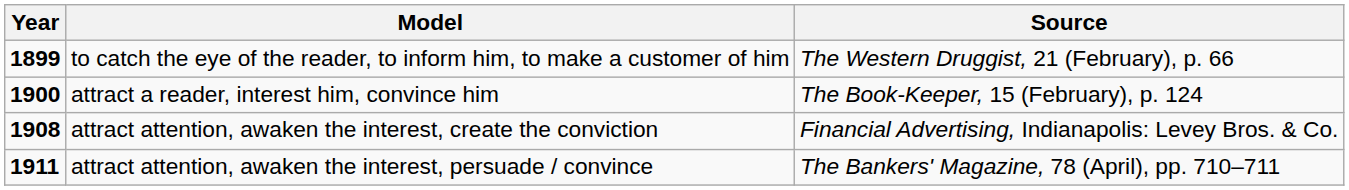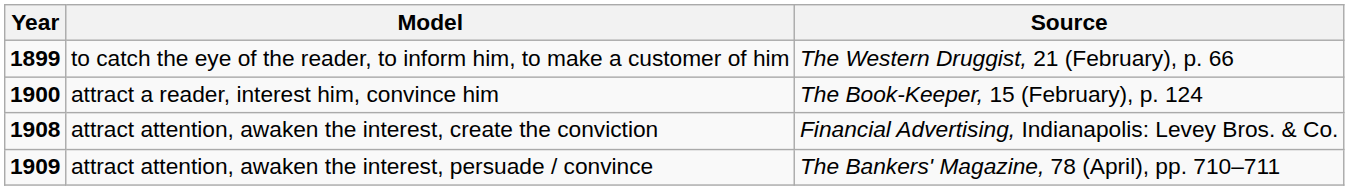(35, 166) 1911 -> (35, 166) 1909
